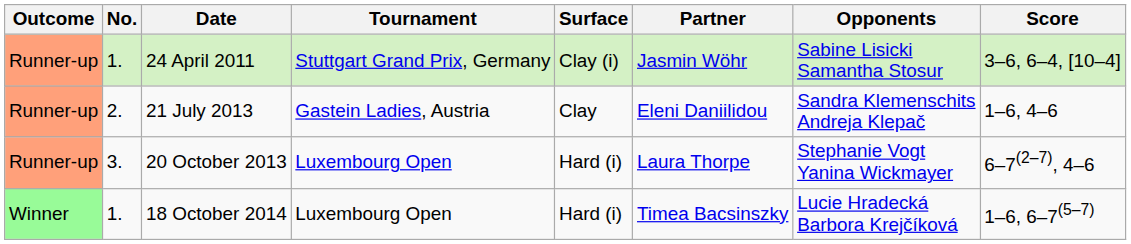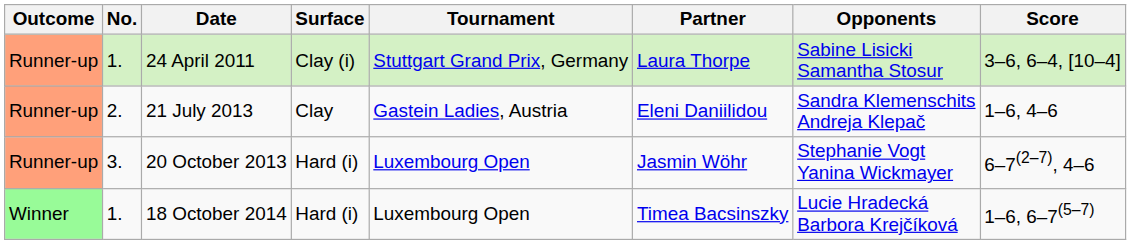columns swapped: (423, 19) <-> (594, 19)
(692, 60) Jasmin Wöhr -> (694, 60) Laura Thorpe
(694, 162) Laura Thorpe -> (692, 162) Jasmin Wöhr
